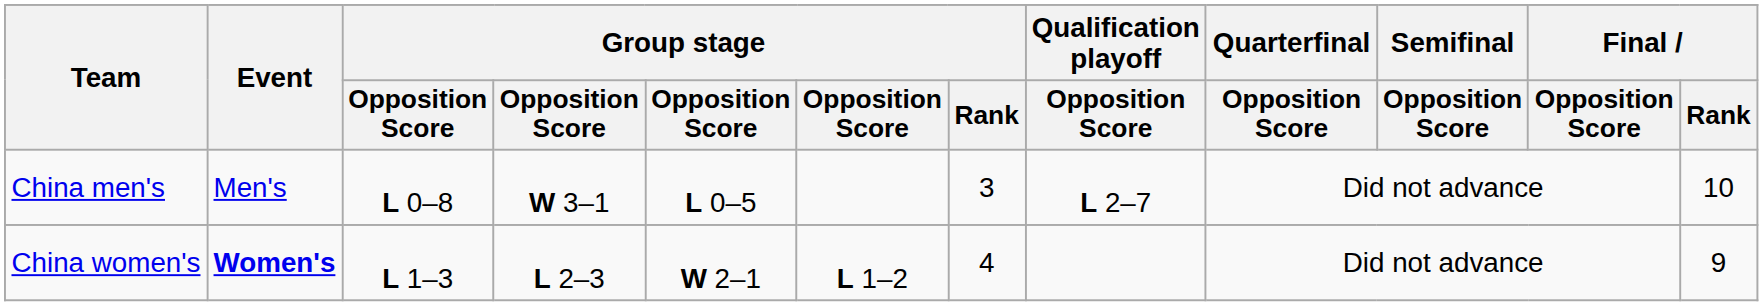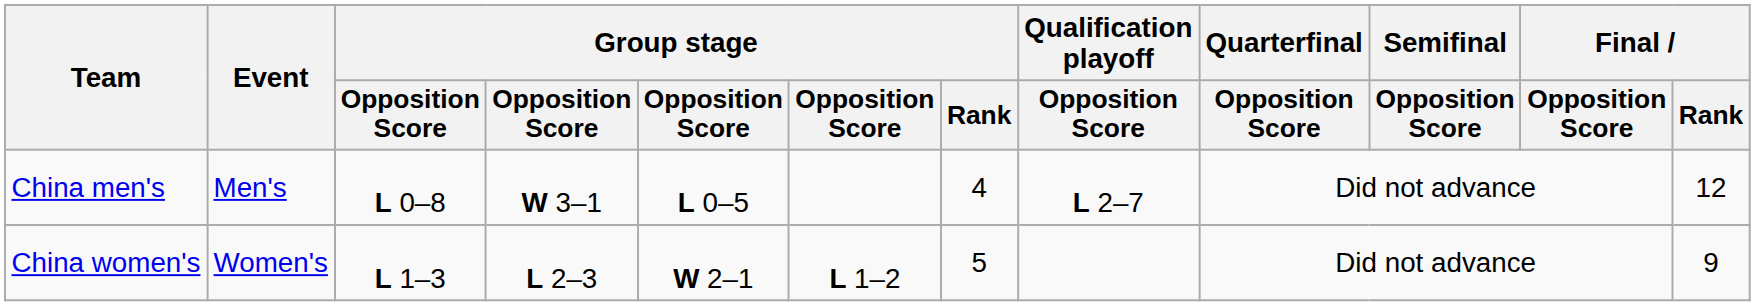(987, 188) 3 -> (979, 188) 4
(1718, 188) 10 -> (1711, 188) 12
(274, 263) bold -> (271, 263) normal
(987, 263) 4 -> (979, 263) 5
